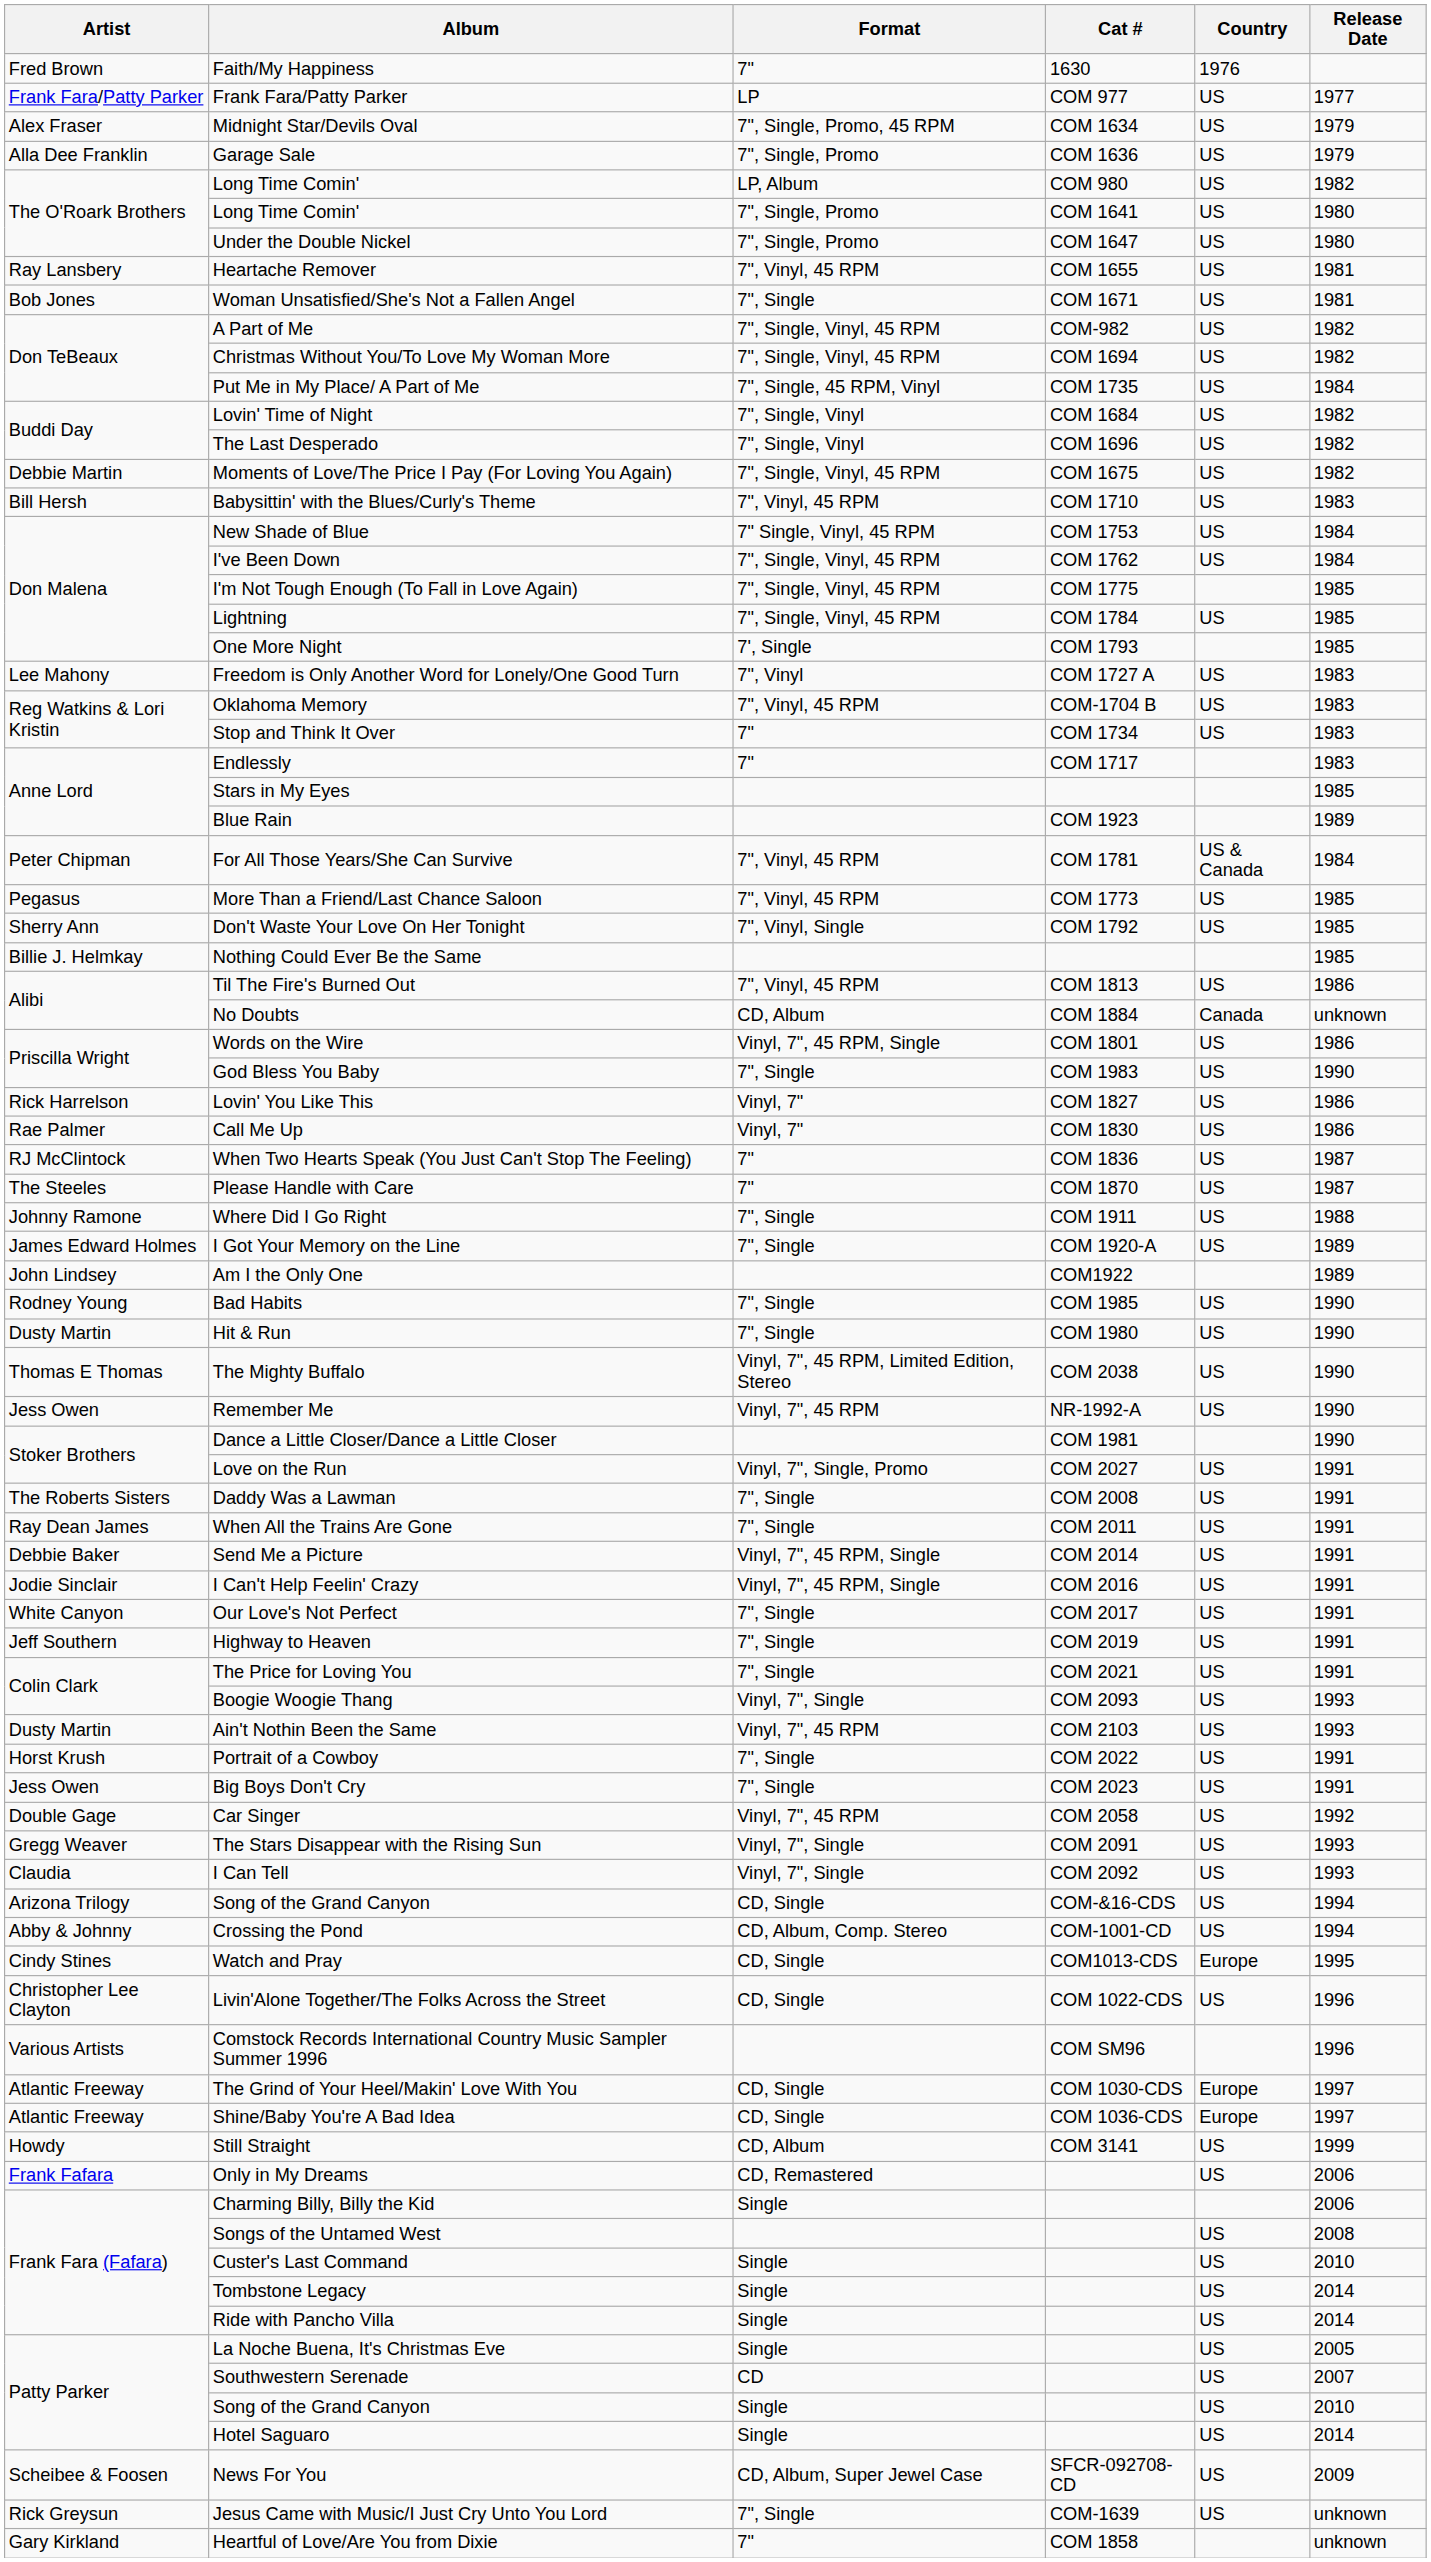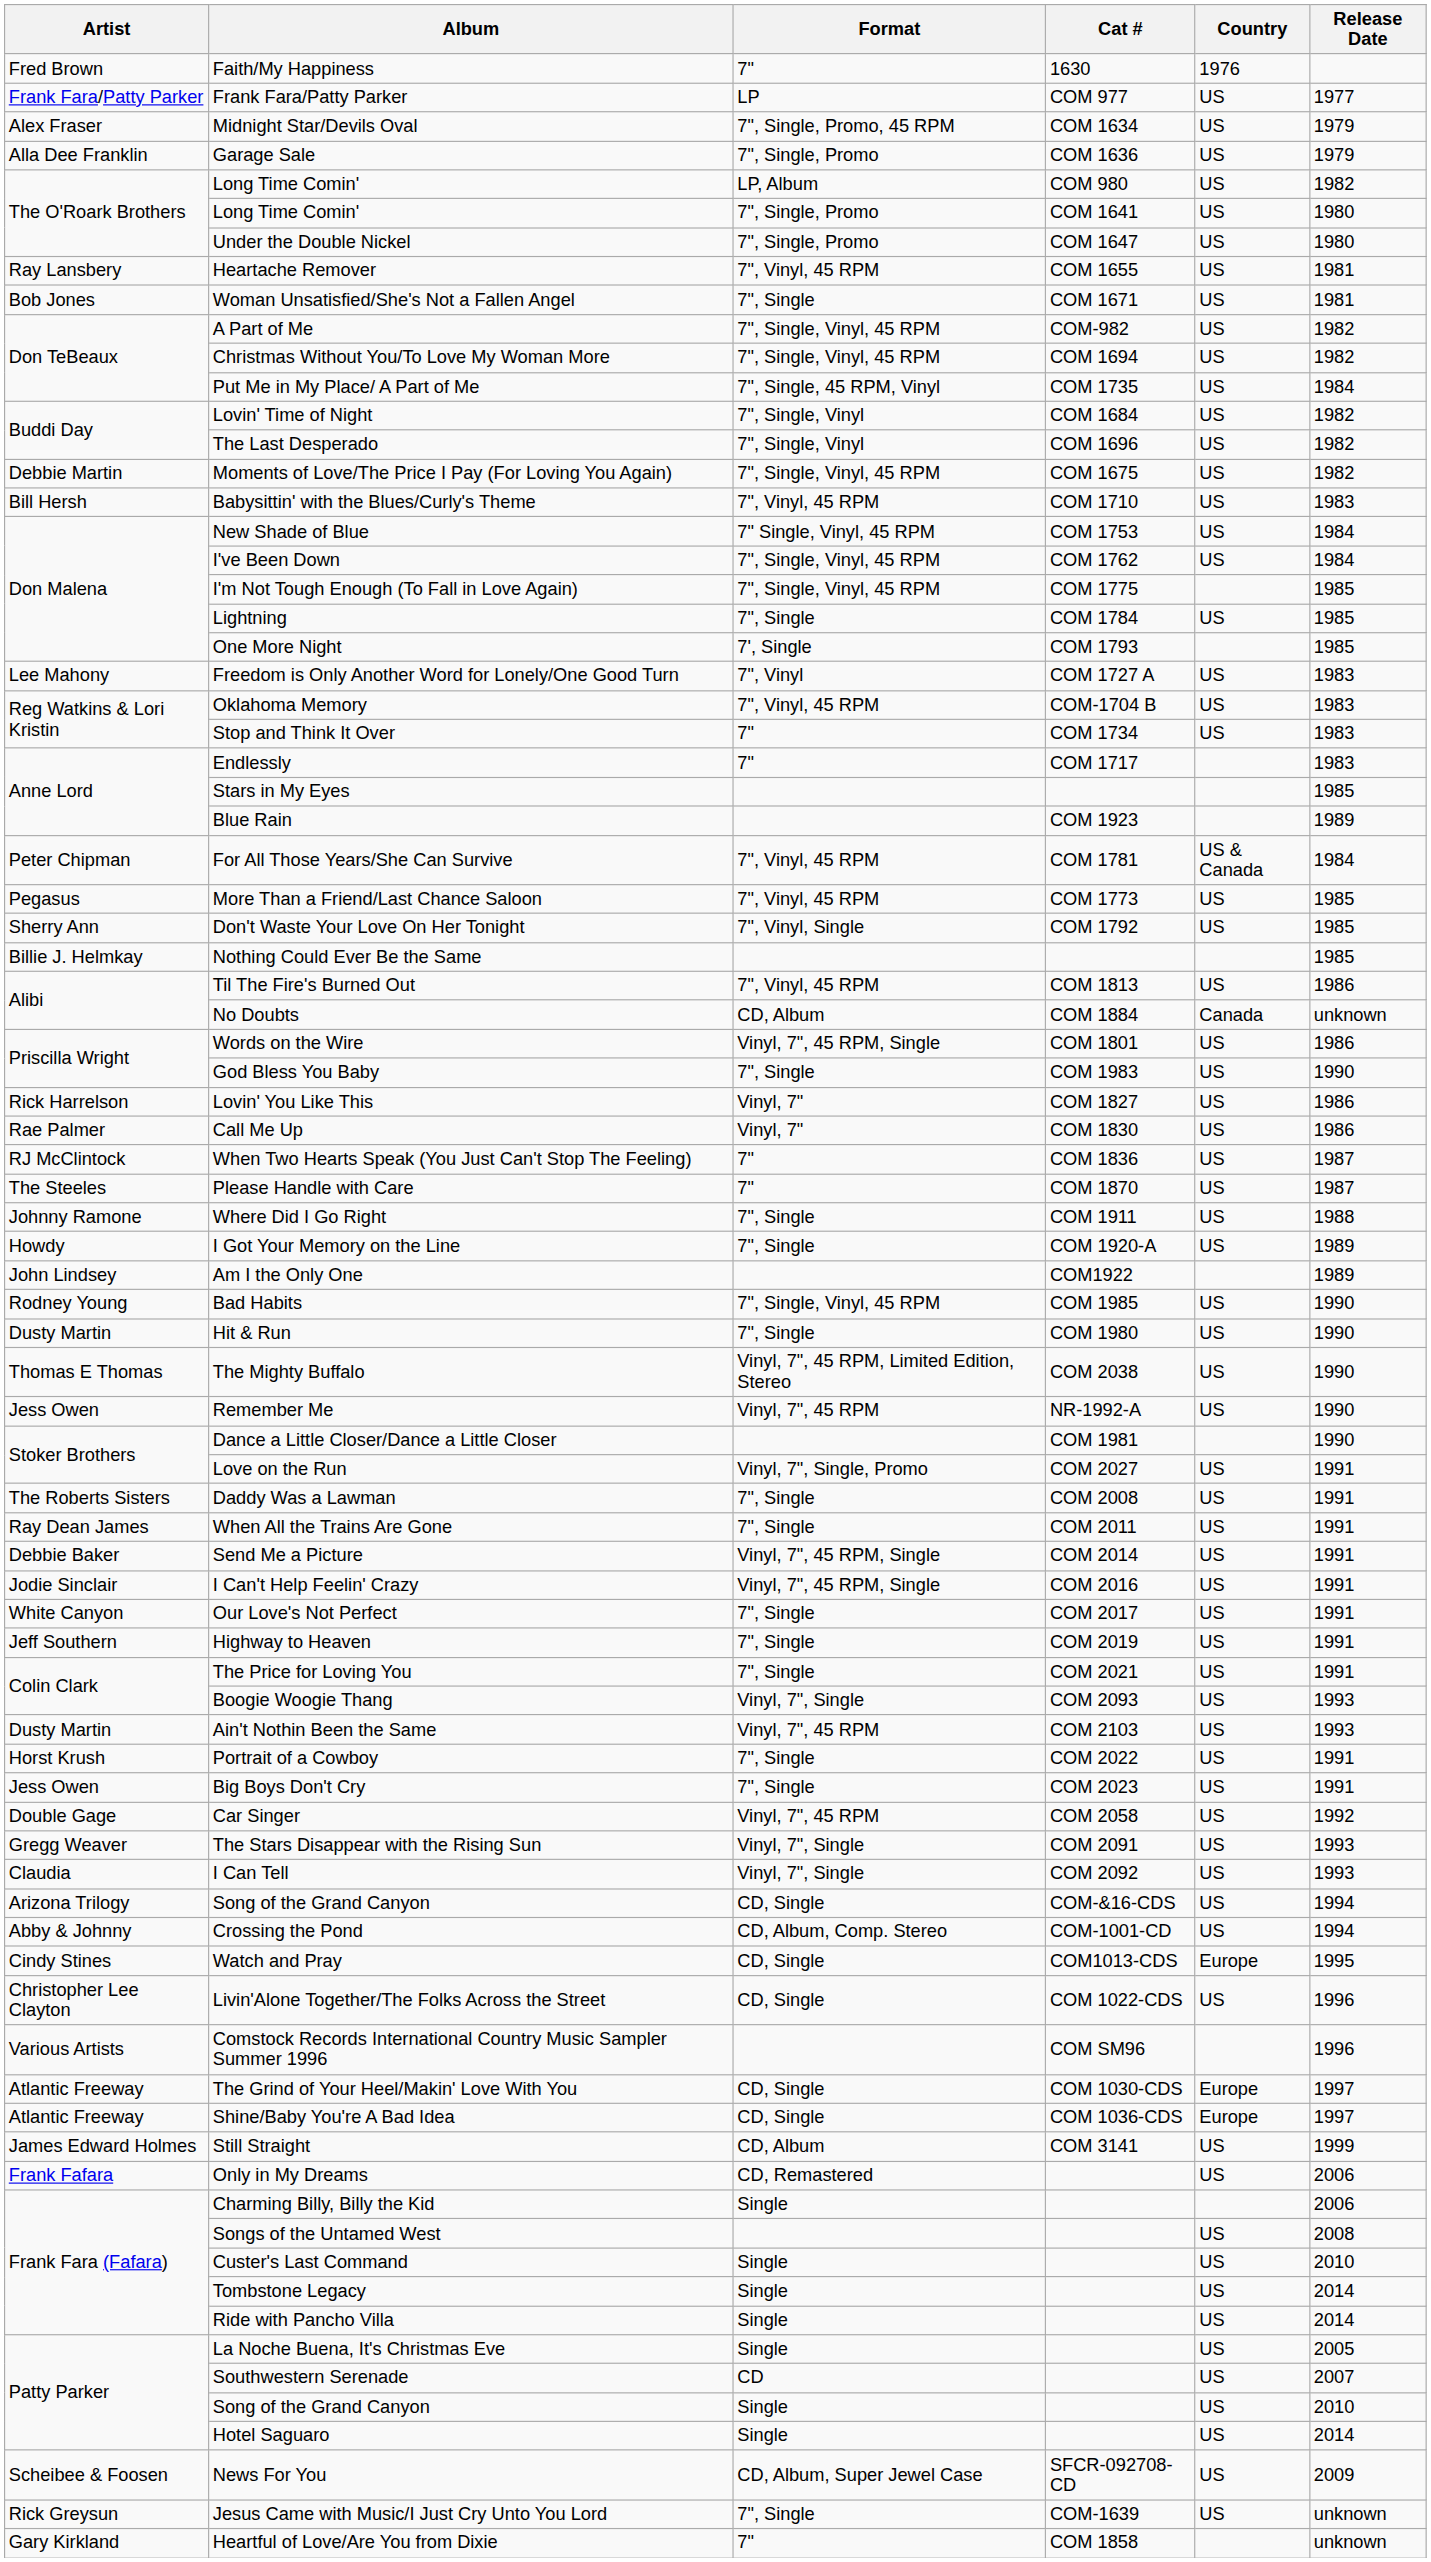(839, 618) 7", Single, Vinyl, 45 RPM -> (776, 618) 7", Single
(103, 1246) James Edward Holmes -> (37, 1246) Howdy
(776, 1303) 7", Single -> (839, 1303) 7", Single, Vinyl, 45 RPM
(37, 2146) Howdy -> (103, 2146) James Edward Holmes
